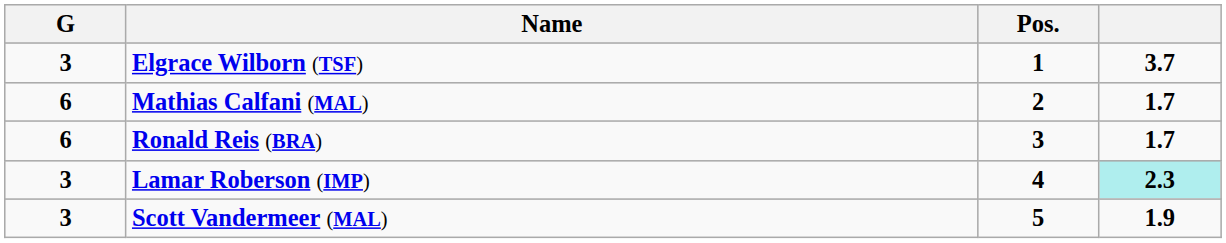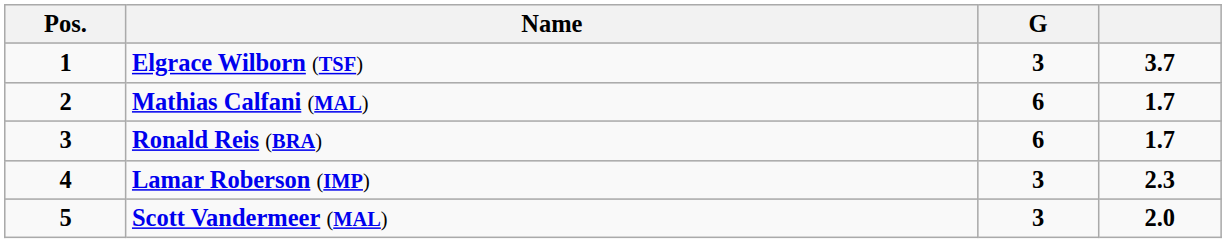columns swapped: (1038, 23) <-> (66, 23)
(1160, 179) paleturquoise background -> (1160, 179) no background
(1160, 218) 1.9 -> (1160, 218) 2.0
